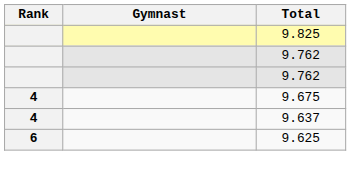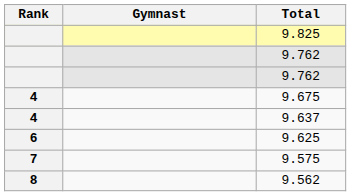+ row: (34, 160)
+ row: (34, 181)
